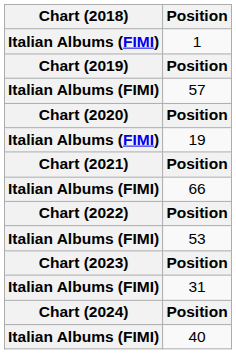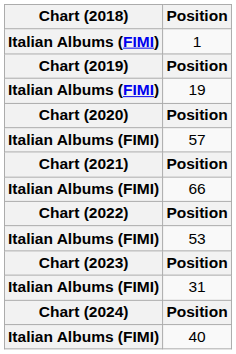rows swapped: (197, 139) <-> (197, 90)
